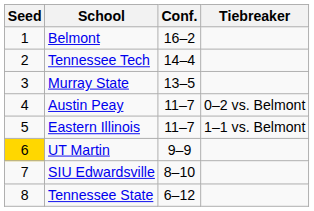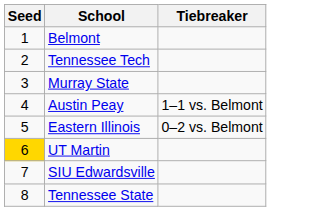- column: (179, 16)
(255, 105) 0–2 vs. Belmont -> (212, 105) 1–1 vs. Belmont
(255, 128) 1–1 vs. Belmont -> (212, 128) 0–2 vs. Belmont
